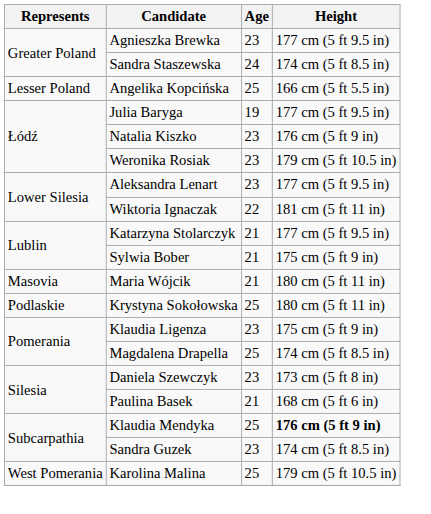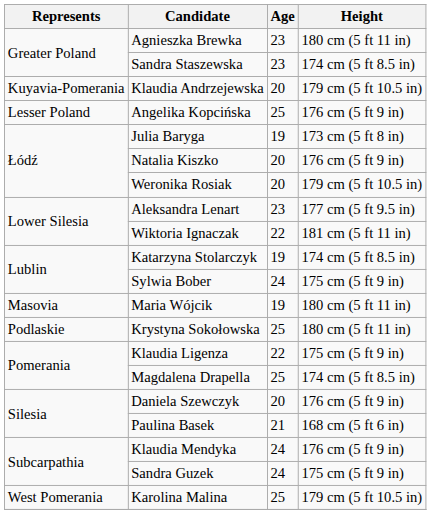(332, 40) 177 cm (5 ft 9.5 in) -> (356, 40) 180 cm (5 ft 11 in)
(252, 64) 24 -> (278, 64) 23
+ row: (197, 88)
(332, 88) 166 cm (5 ft 5.5 in) -> (353, 112) 176 cm (5 ft 9 in)
(332, 112) 177 cm (5 ft 9.5 in) -> (353, 137) 173 cm (5 ft 8 in)
(252, 137) 23 -> (278, 161) 20
(252, 161) 23 -> (278, 185) 20
(252, 233) 21 -> (278, 257) 19
(332, 233) 177 cm (5 ft 9.5 in) -> (358, 257) 174 cm (5 ft 8.5 in)
(252, 257) 21 -> (278, 281) 24
(252, 281) 21 -> (278, 305) 19
(252, 329) 23 -> (278, 353) 22
(252, 377) 23 -> (278, 401) 20
(327, 377) 173 cm (5 ft 8 in) -> (353, 401) 176 cm (5 ft 9 in)
(252, 425) 25 -> (278, 449) 24
(328, 425) bold -> (353, 449) normal
(252, 449) 23 -> (278, 473) 24
(332, 449) 174 cm (5 ft 8.5 in) -> (353, 473) 175 cm (5 ft 9 in)
